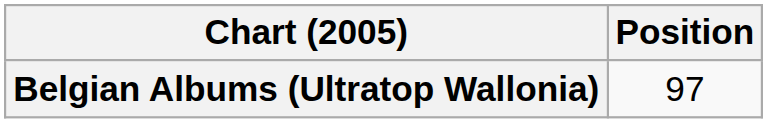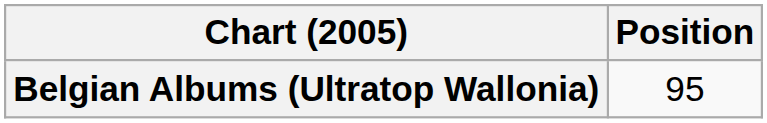(685, 88) 97 -> (685, 88) 95
